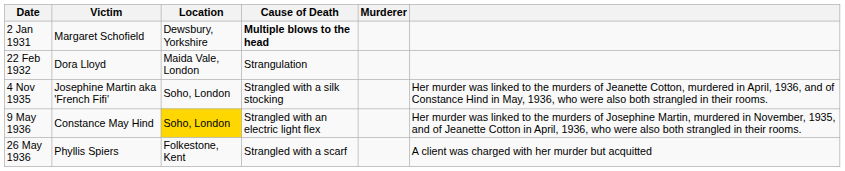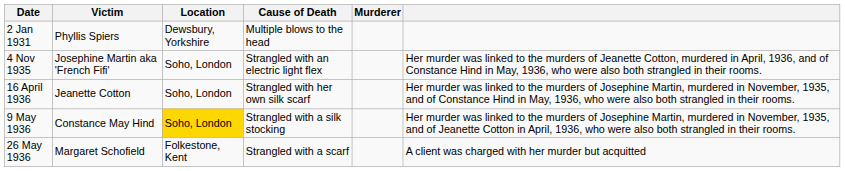(99, 36) Margaret Schofield -> (87, 36) Phyllis Spiers
(297, 36) bold -> (294, 36) normal
- row: (23, 65)
(292, 94) Strangled with a silk stocking -> (287, 65) Strangled with an electric light flex
+ row: (25, 94)
(285, 123) Strangled with an electric light flex -> (293, 123) Strangled with a silk stocking
(86, 152) Phyllis Spiers -> (100, 152) Margaret Schofield
